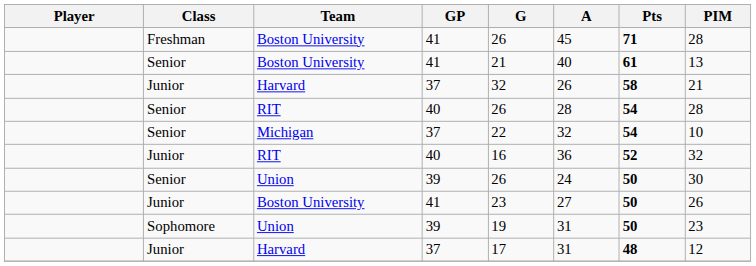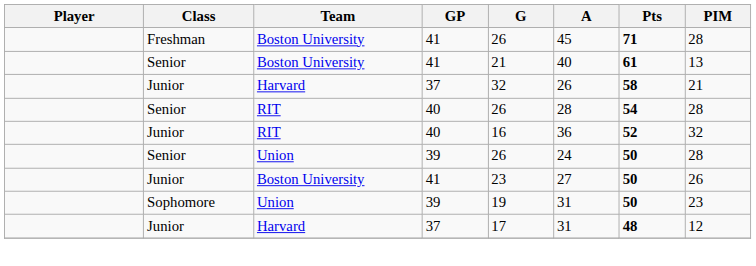- row: (166, 132)
(696, 179) 30 -> (696, 156) 28
